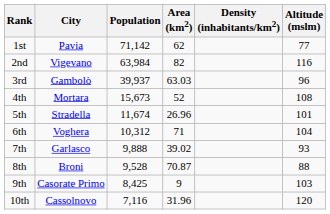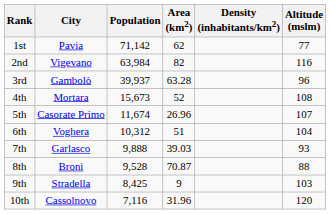(179, 80) 63.03 -> (179, 80) 63.28
(71, 114) Stradella -> (71, 114) Casorate Primo
(304, 114) 101 -> (304, 114) 107
(179, 131) 71 -> (179, 131) 51
(179, 149) 39.02 -> (179, 149) 39.03
(71, 183) Casorate Primo -> (71, 183) Stradella
